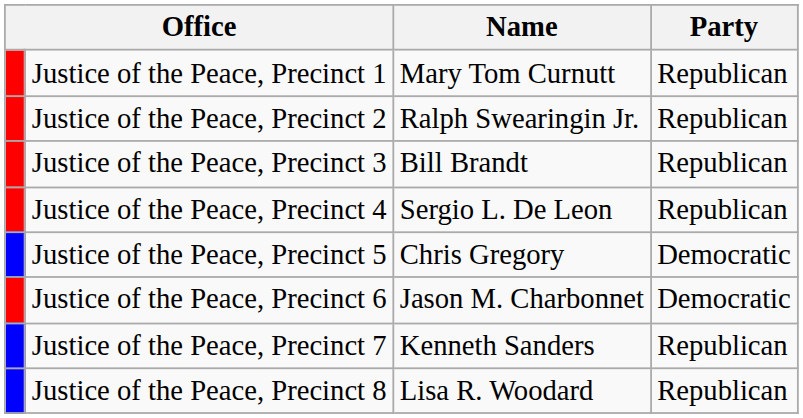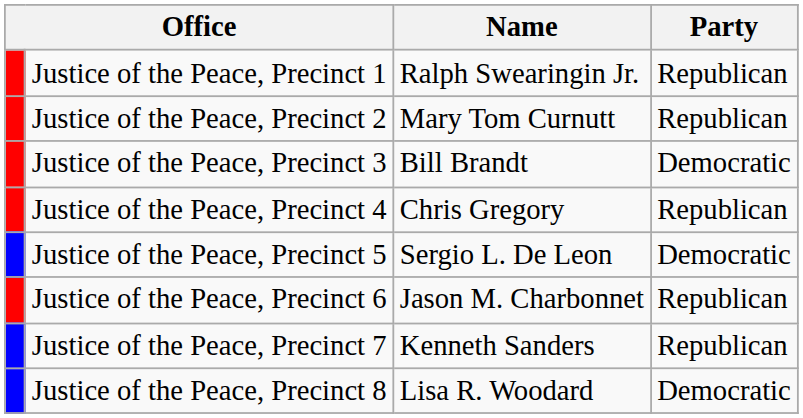(507, 72) Mary Tom Curnutt -> (519, 72) Ralph Swearingin Jr.
(519, 118) Ralph Swearingin Jr. -> (507, 118) Mary Tom Curnutt
(722, 163) Republican -> (724, 163) Democratic
(506, 208) Sergio L. De Leon -> (482, 208) Chris Gregory
(482, 254) Chris Gregory -> (506, 254) Sergio L. De Leon
(724, 299) Democratic -> (722, 299) Republican
(722, 390) Republican -> (724, 390) Democratic
